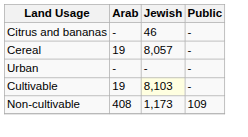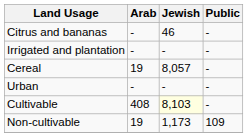+ row: (66, 50)
(119, 86) 19 -> (140, 104) 408
(122, 104) 408 -> (137, 123) 19
